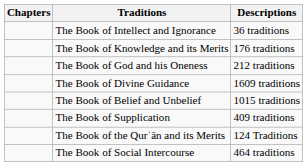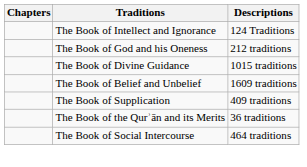(261, 30) 36 traditions -> (262, 30) 124 Traditions
- row: (142, 48)
(267, 83) 1609 traditions -> (263, 65) 1015 traditions
(267, 100) 1015 traditions -> (263, 83) 1609 traditions
(266, 135) 124 Traditions -> (258, 118) 36 traditions
